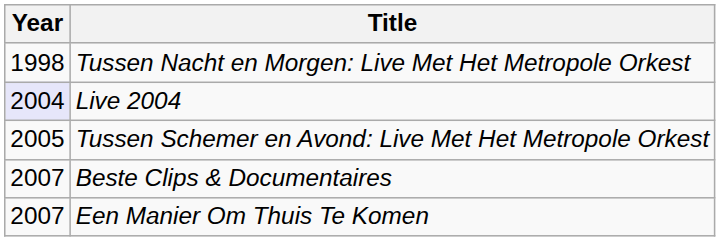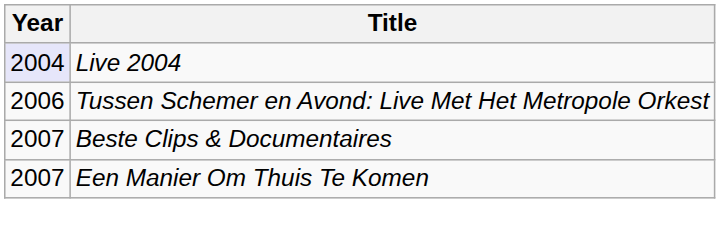- row: (383, 62)
(37, 139) 2005 -> (37, 100) 2006
